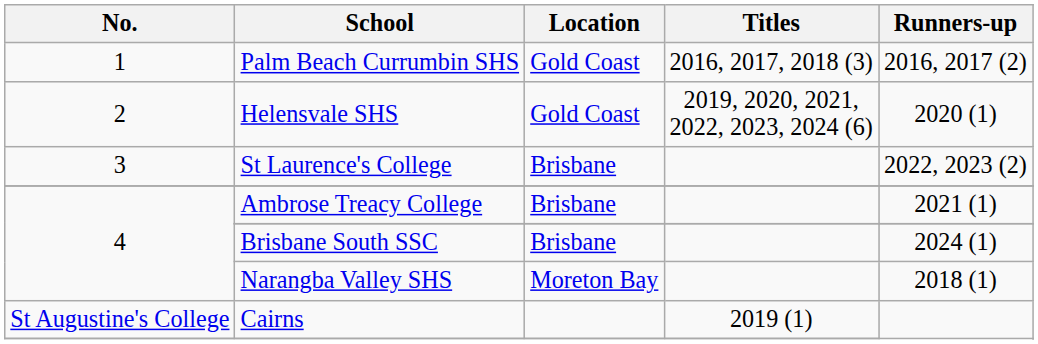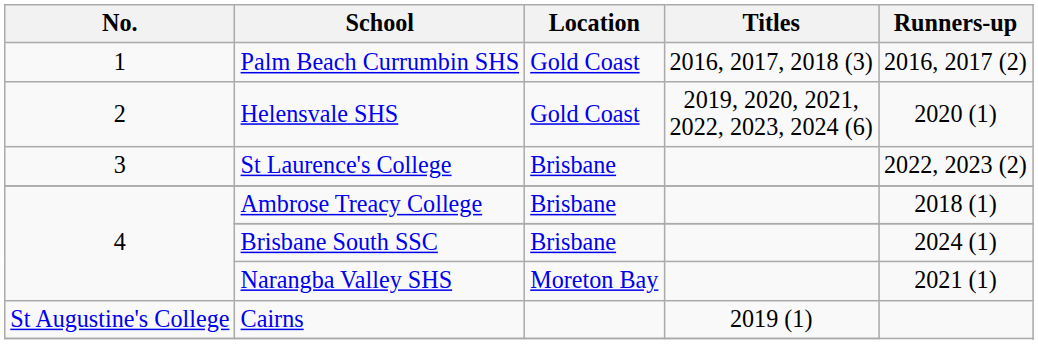(955, 204) 2021 (1) -> (955, 204) 2018 (1)
(955, 280) 2018 (1) -> (955, 280) 2021 (1)
